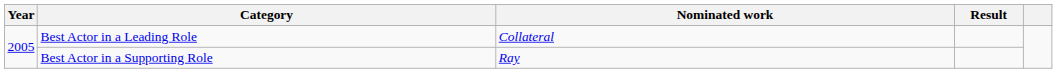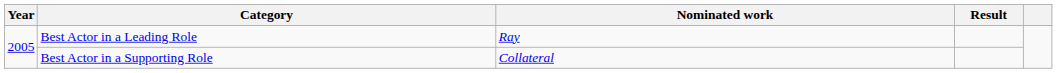(526, 36) Collateral -> (509, 36) Ray
(509, 57) Ray -> (526, 57) Collateral
